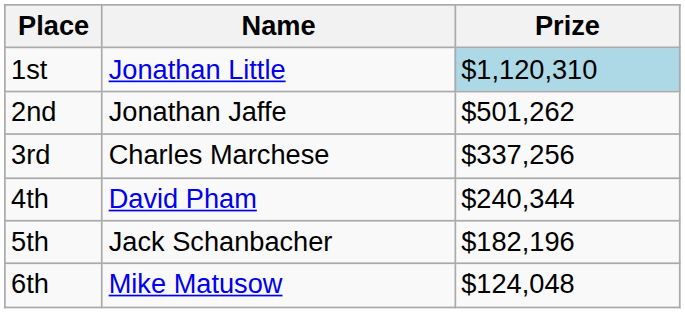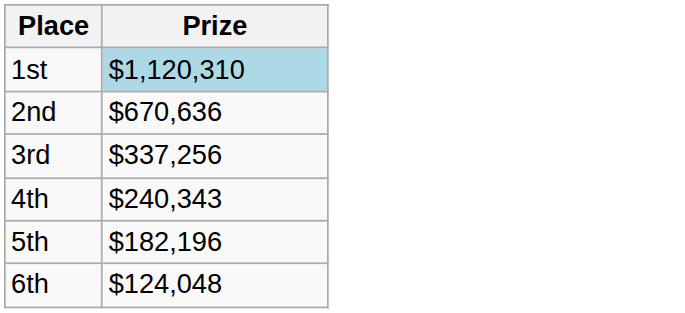- column: (279, 26)
(518, 112) $501,262 -> (165, 112) $670,636
(518, 198) $240,344 -> (165, 198) $240,343
